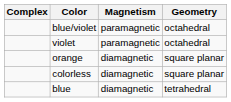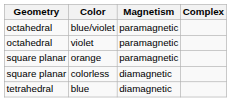columns swapped: (27, 12) <-> (194, 12)
(127, 58) diamagnetic -> (149, 58) paramagnetic
